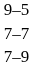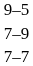rows swapped: (16, 56) <-> (16, 33)
